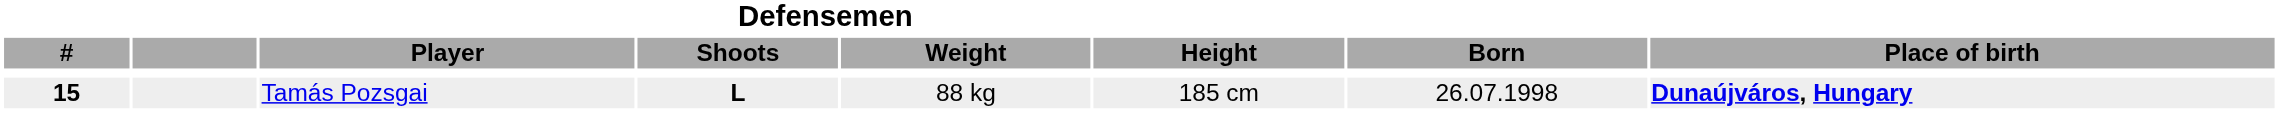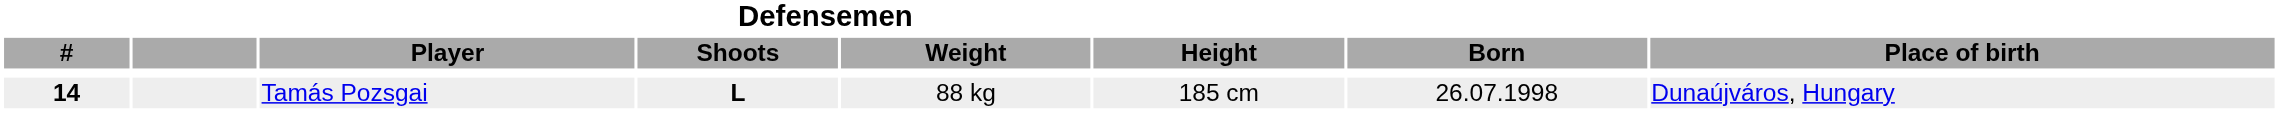(67, 92) 15 -> (67, 92) 14
(1782, 92) bold -> (1773, 92) normal
